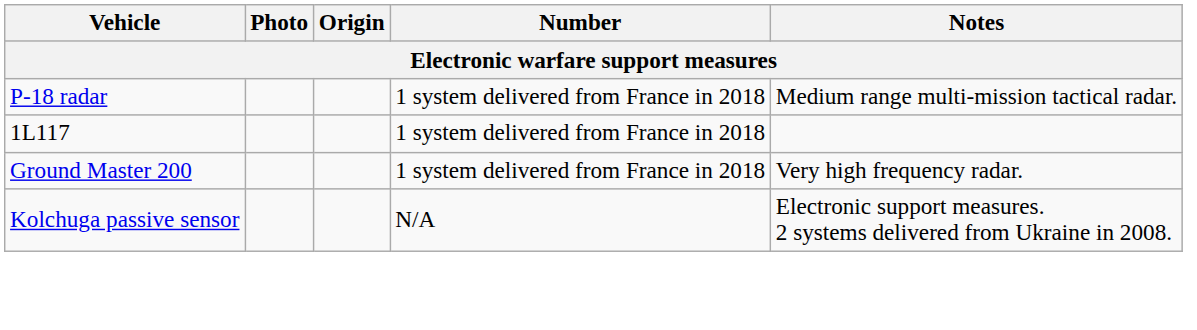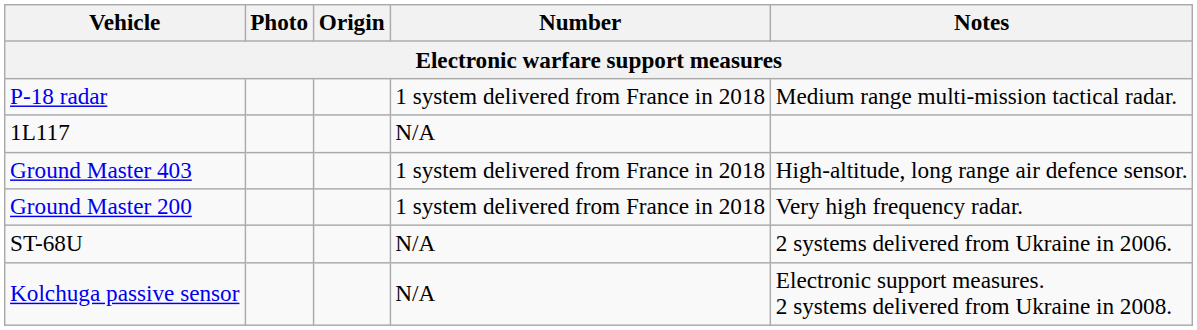(580, 133) 1 system delivered from France in 2018 -> (415, 133) N/A
+ row: (101, 170)
+ row: (46, 243)
